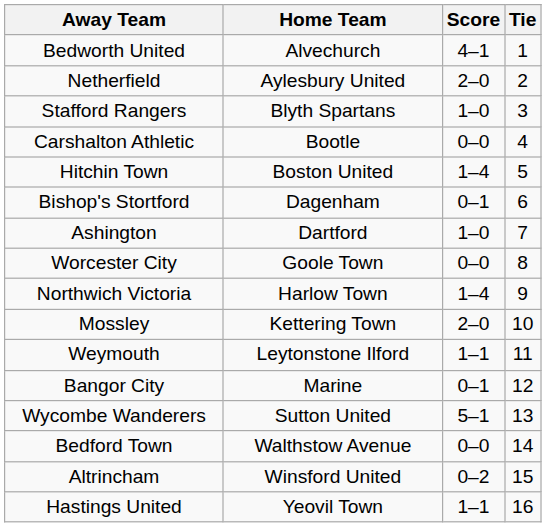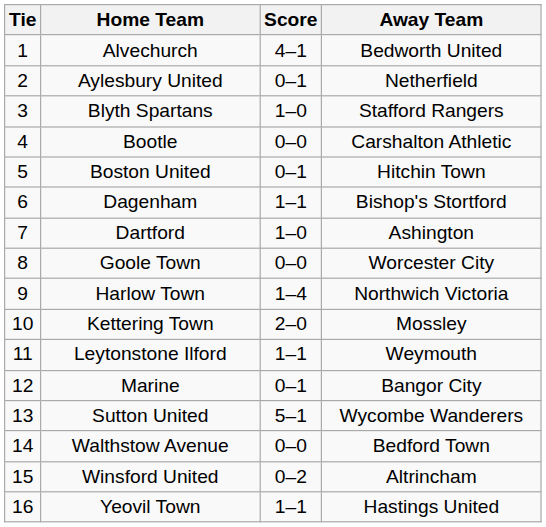columns swapped: (523, 19) <-> (114, 19)
(473, 80) 2–0 -> (291, 80) 0–1
(473, 171) 1–4 -> (291, 171) 0–1
(473, 202) 0–1 -> (291, 202) 1–1
